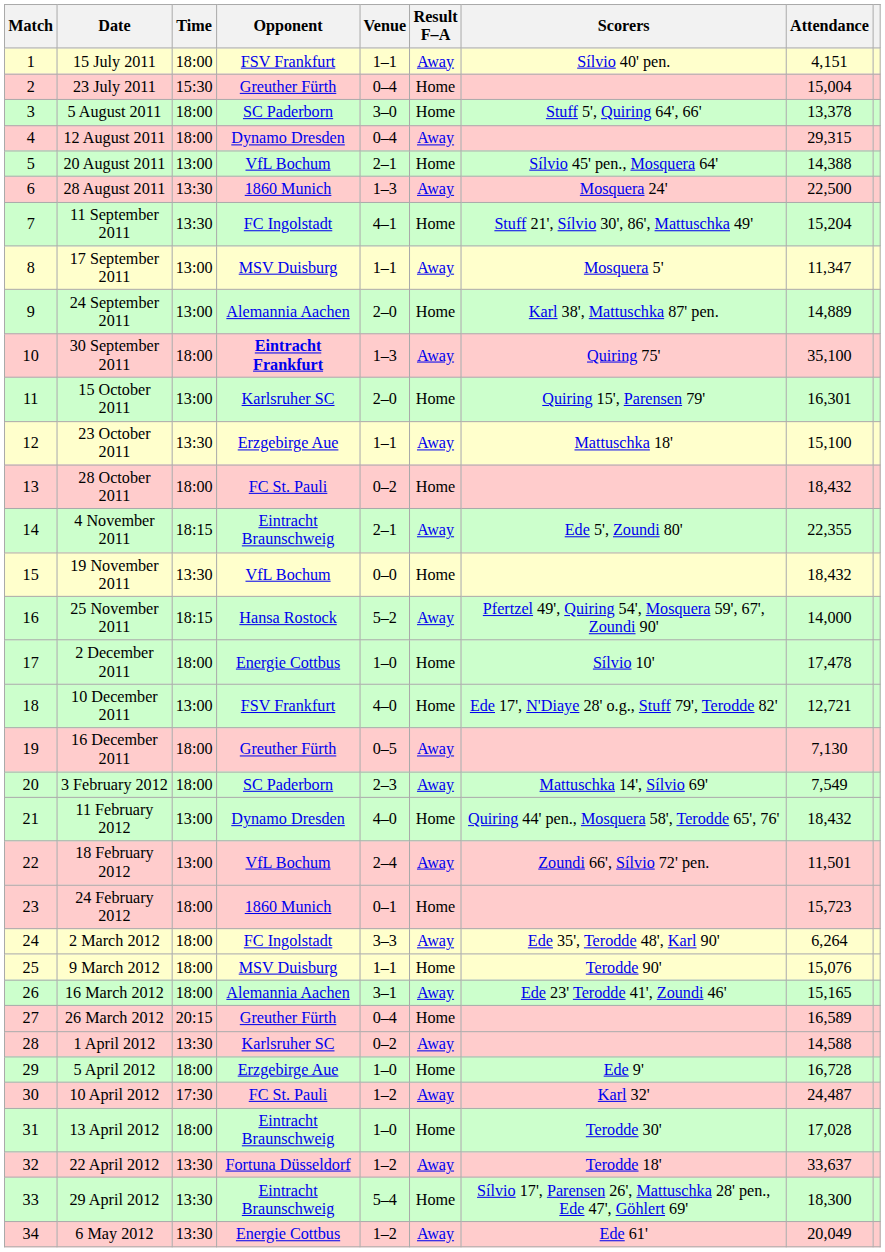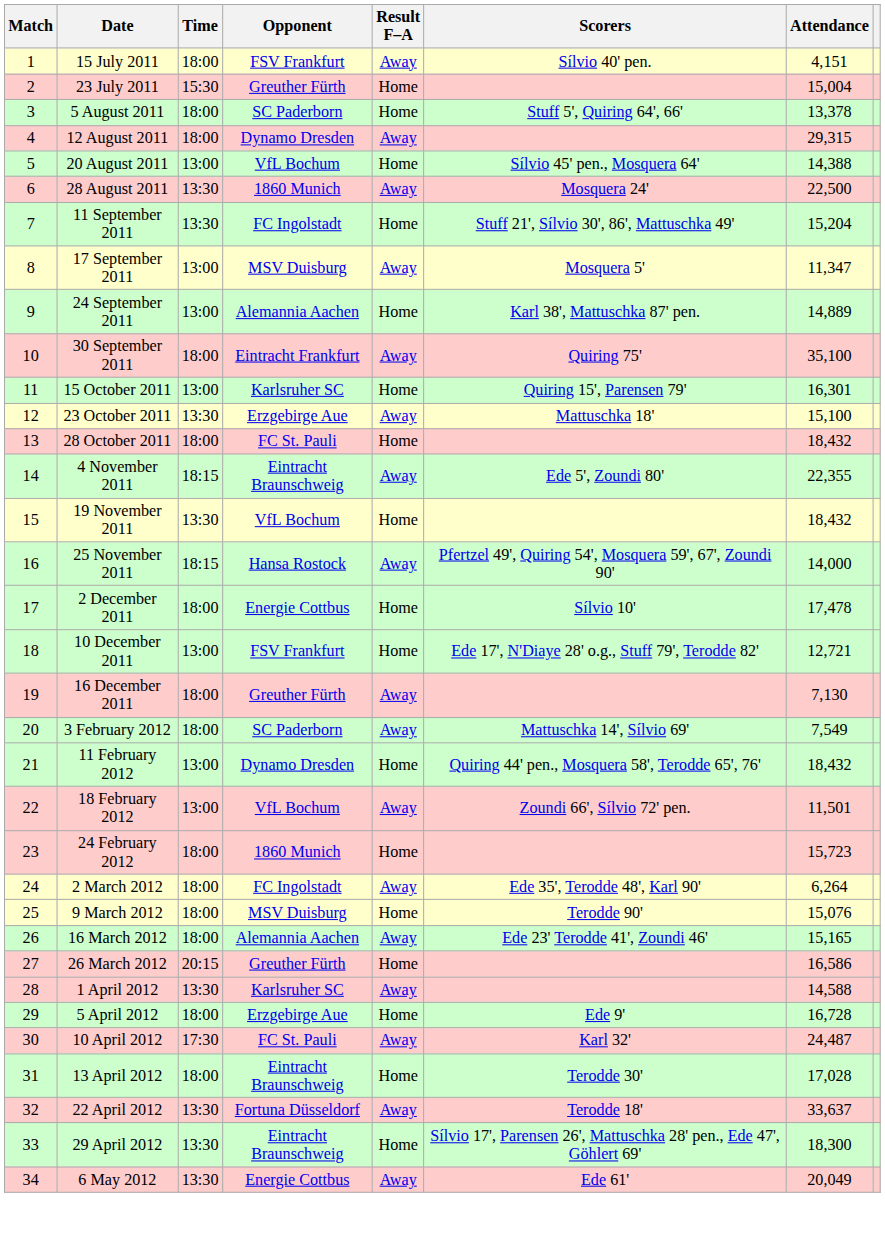- column: (385, 26)
(288, 355) bold -> (297, 355) normal
(829, 1018) 16,589 -> (829, 963) 16,586
